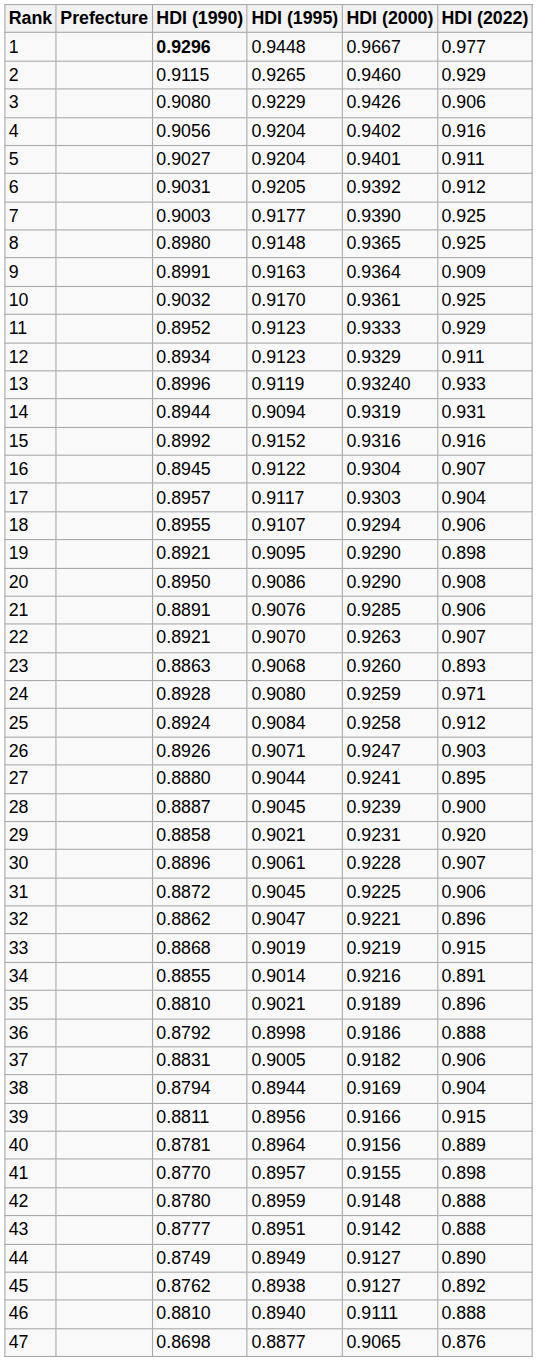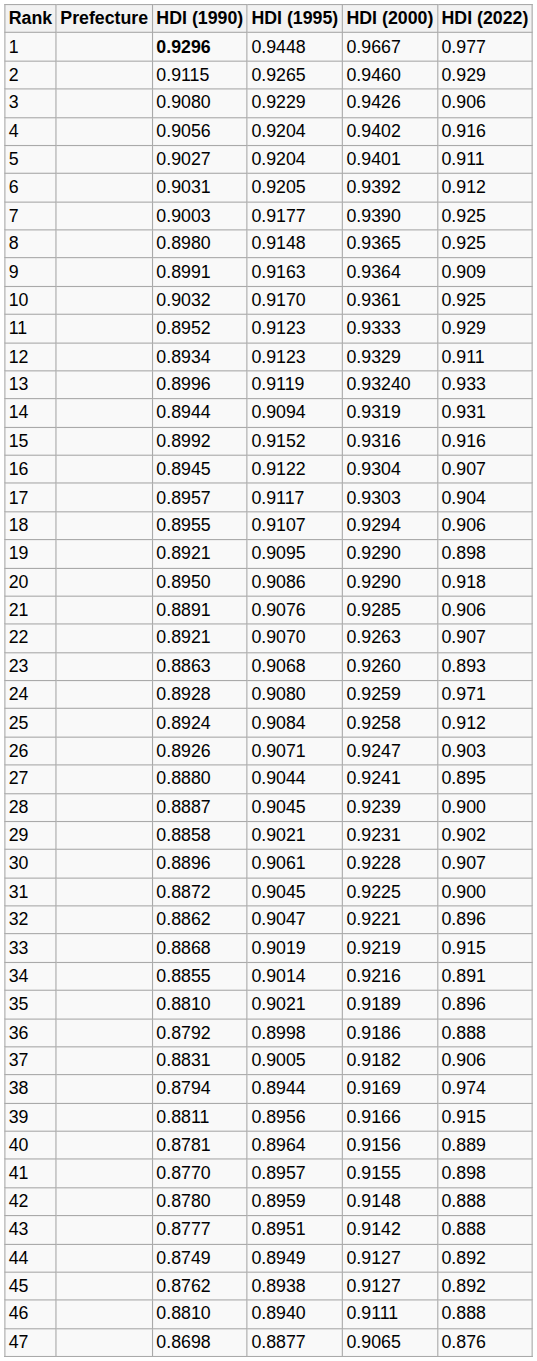(464, 581) 0.908 -> (464, 581) 0.918
(464, 835) 0.920 -> (464, 835) 0.902
(464, 891) 0.906 -> (464, 891) 0.900
(464, 1088) 0.904 -> (464, 1088) 0.974
(464, 1257) 0.890 -> (464, 1257) 0.892
